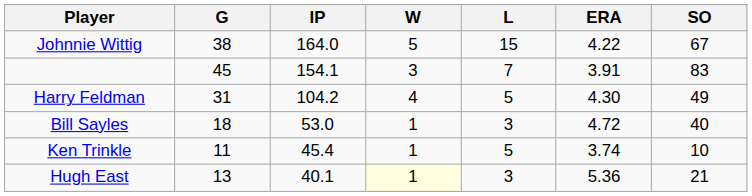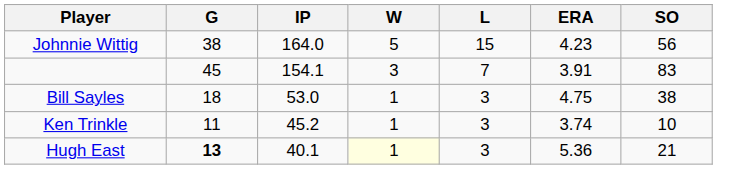(604, 44) 4.22 -> (576, 44) 4.23
(700, 44) 67 -> (667, 44) 56
- row: (89, 97)
(604, 124) 4.72 -> (576, 97) 4.75
(700, 124) 40 -> (667, 97) 38
(318, 151) 45.4 -> (303, 124) 45.2
(509, 151) 5 -> (485, 124) 3
(222, 177) normal -> (212, 151) bold
